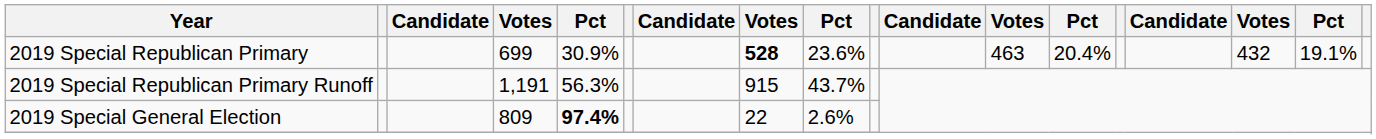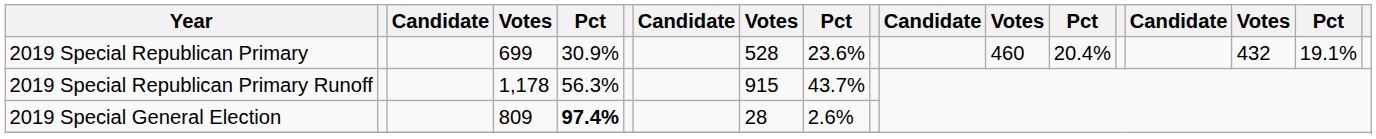(762, 53) bold -> (762, 53) normal
(1008, 53) 463 -> (1008, 53) 460
(524, 85) 1,191 -> (524, 85) 1,178
(756, 117) 22 -> (756, 117) 28
